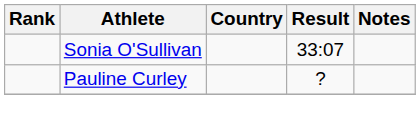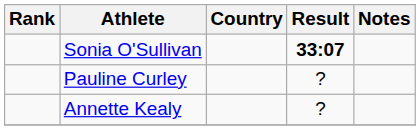(320, 49) normal -> (320, 49) bold
+ row: (123, 109)
